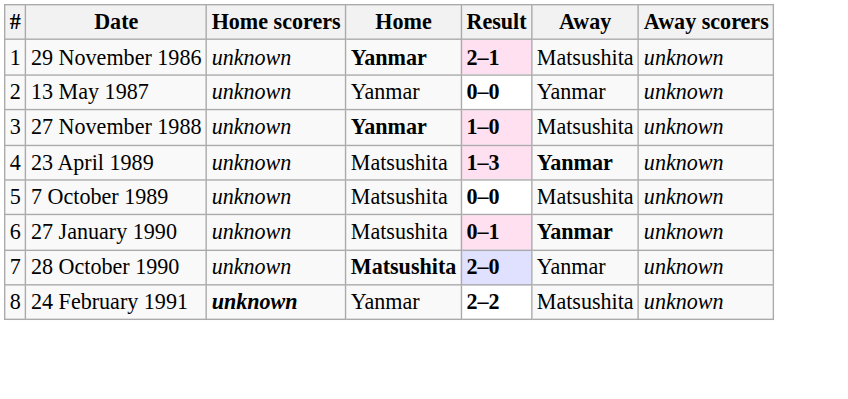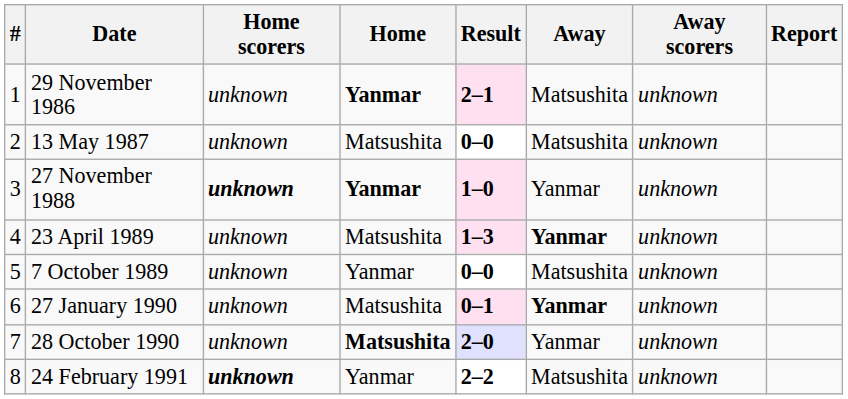+ column: (804, 34)
(385, 92) Yanmar -> (394, 141) Matsushita
(571, 92) Yanmar -> (579, 141) Matsushita
(252, 127) normal -> (251, 189) bold
(585, 127) Matsushita -> (565, 189) Yanmar
(399, 197) Matsushita -> (380, 271) Yanmar
